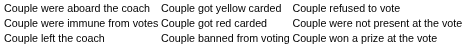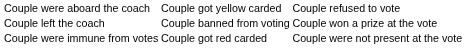rows swapped: (81, 23) <-> (54, 38)
